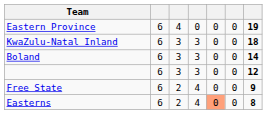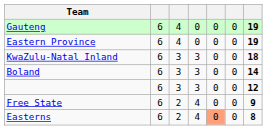+ row: (26, 27)
